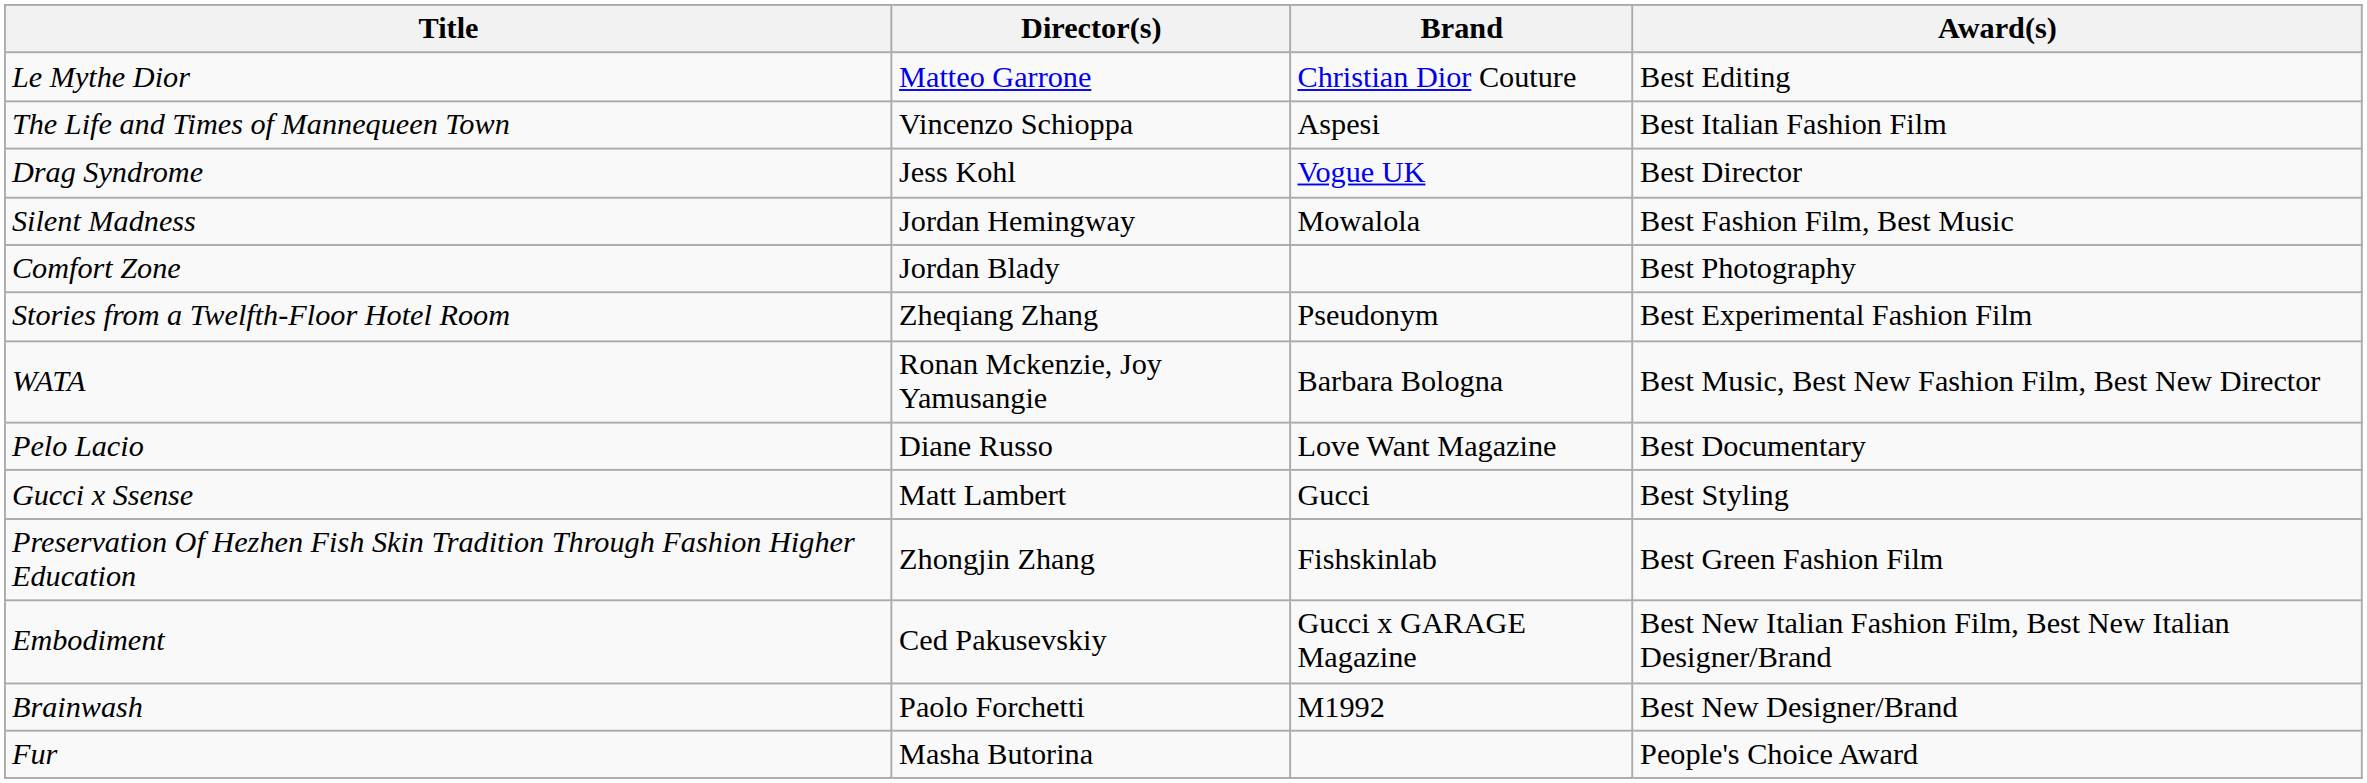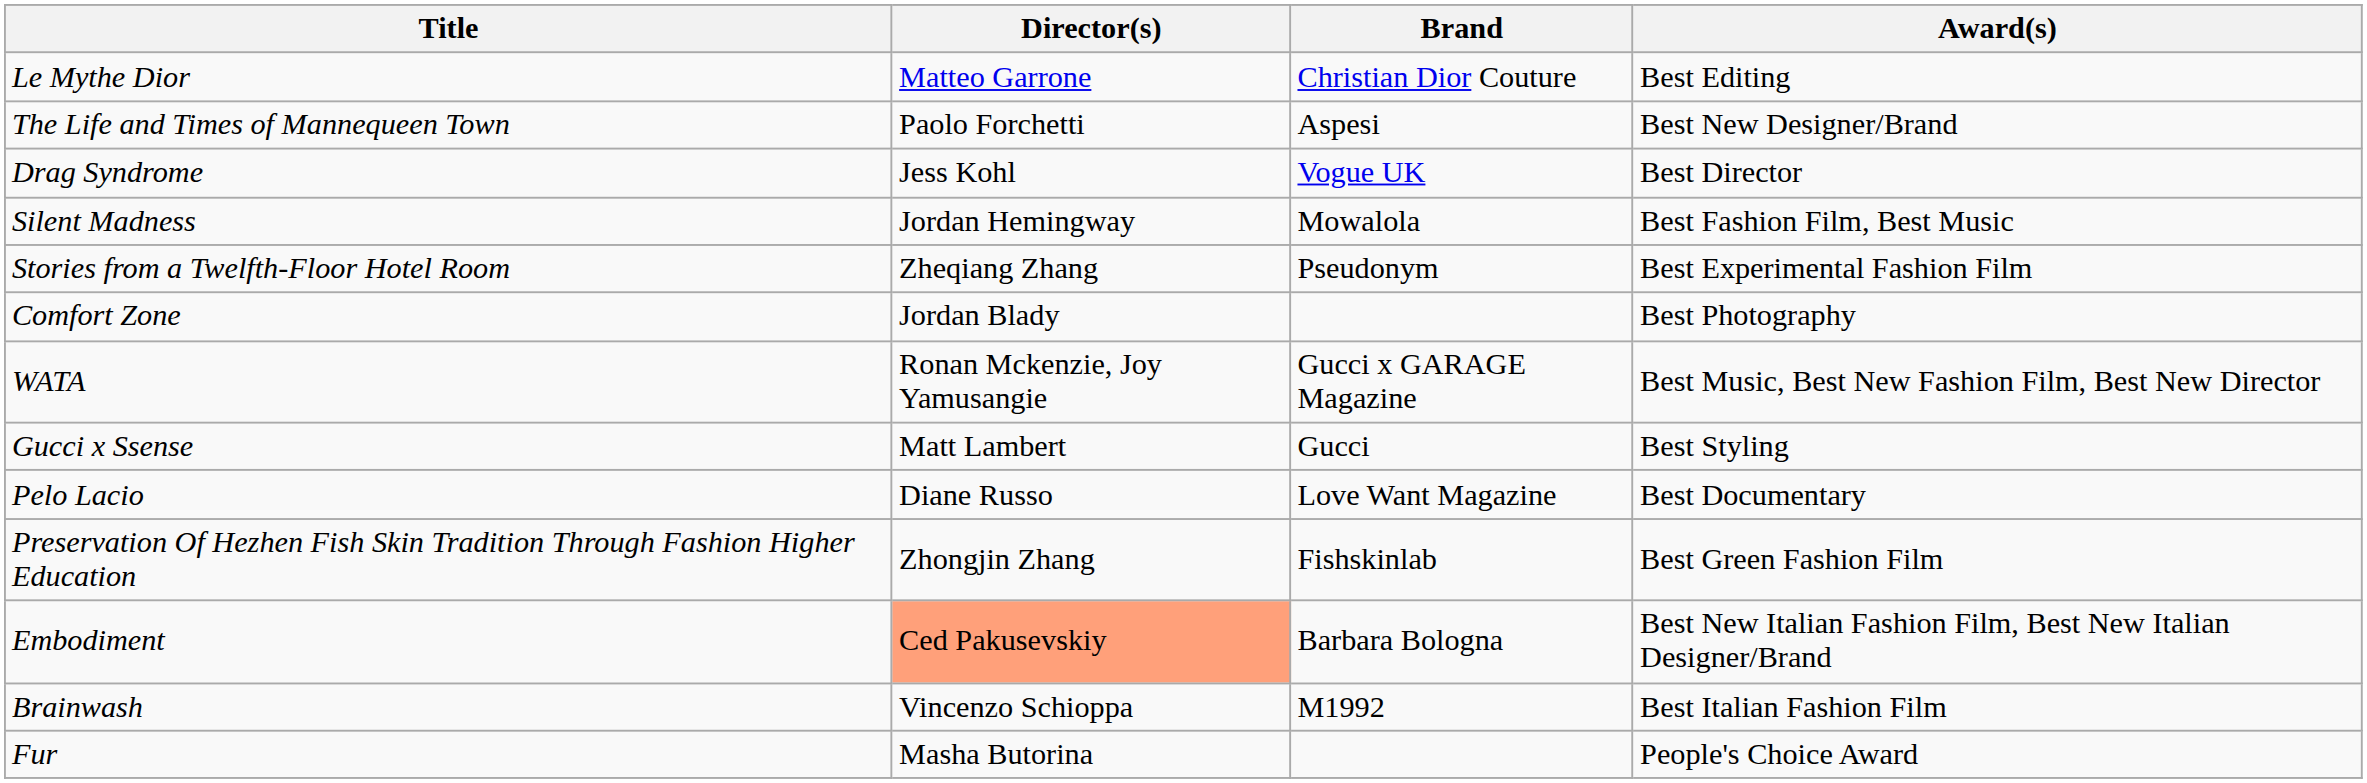(1016, 124) Vincenzo Schioppa -> (992, 124) Paolo Forchetti
(1793, 124) Best Italian Fashion Film -> (1799, 124) Best New Designer/Brand
rows swapped: (96, 268) <-> (261, 316)
(1400, 381) Barbara Bologna -> (1412, 381) Gucci x GARAGE Magazine
rows swapped: (103, 494) <-> (78, 446)
(1003, 641) no background -> (1003, 641) lightsalmon background
(1412, 641) Gucci x GARAGE Magazine -> (1400, 641) Barbara Bologna
(992, 706) Paolo Forchetti -> (1016, 706) Vincenzo Schioppa
(1799, 706) Best New Designer/Brand -> (1793, 706) Best Italian Fashion Film
